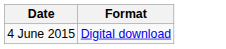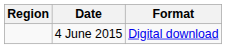+ column: (28, 14)
